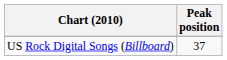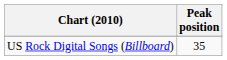(199, 45) 37 -> (199, 45) 35
